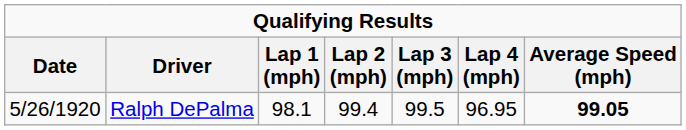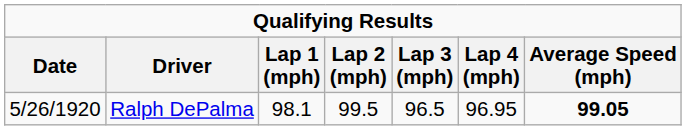(358, 109) 99.4 -> (358, 109) 99.5
(425, 109) 99.5 -> (425, 109) 96.5
